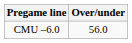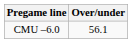(98, 30) 56.0 -> (98, 30) 56.1
